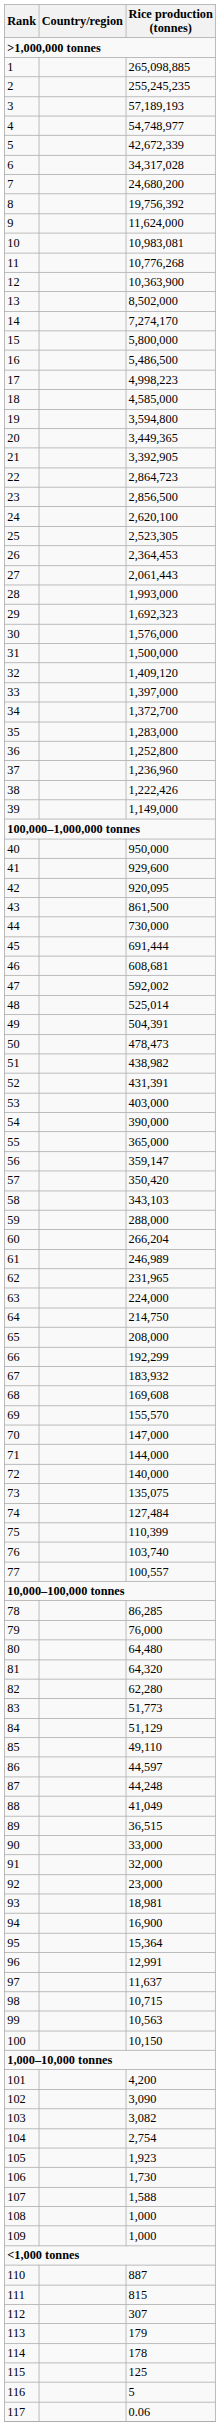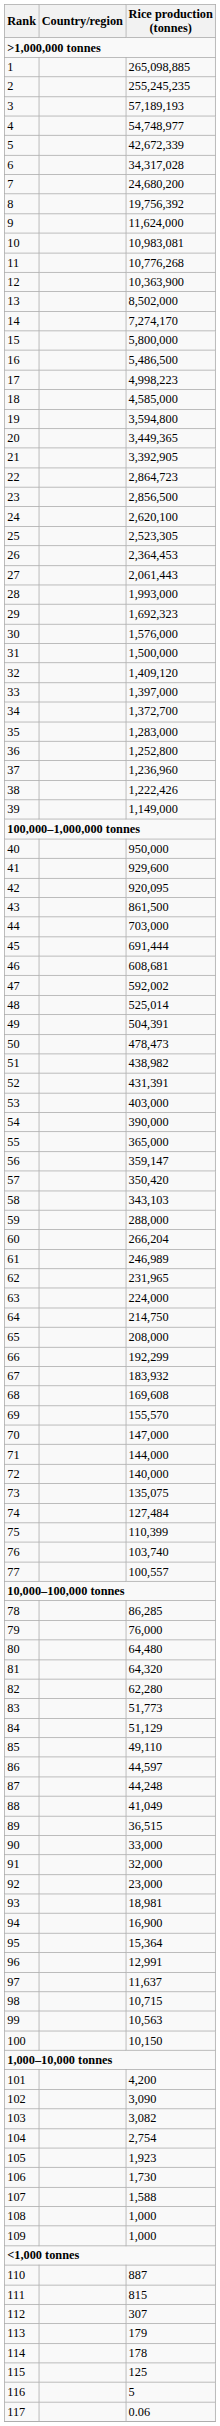(149, 926) 730,000 -> (149, 926) 703,000
